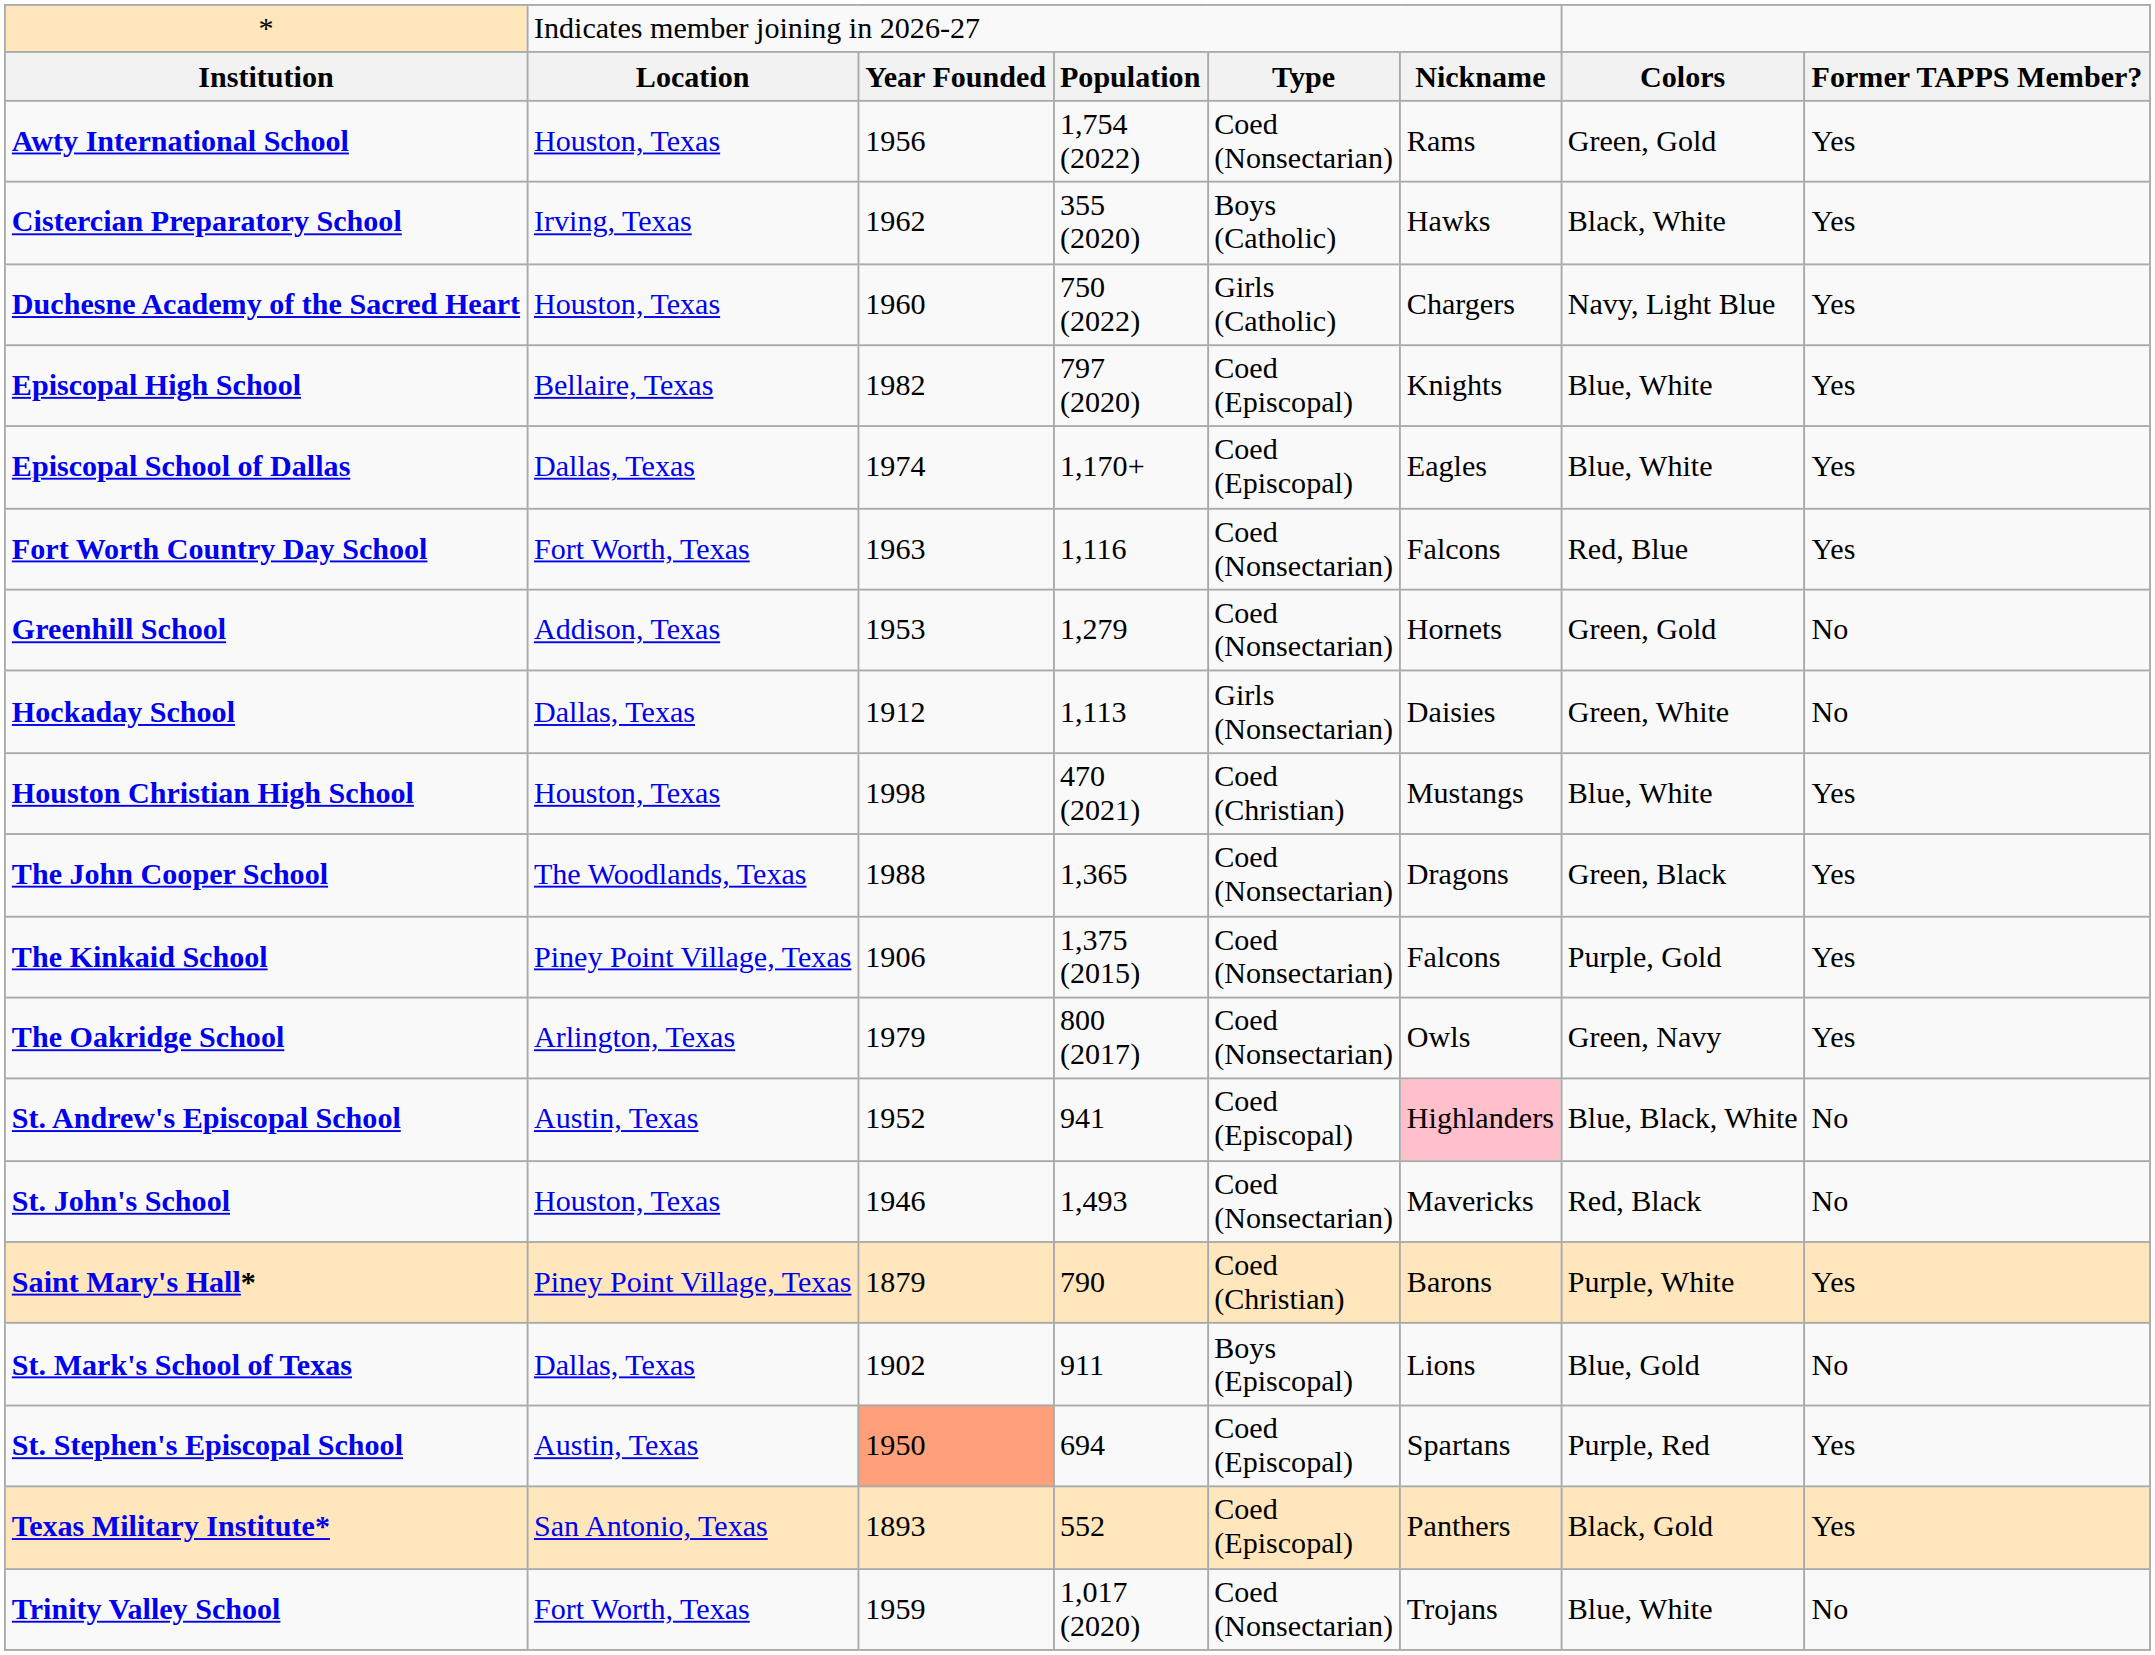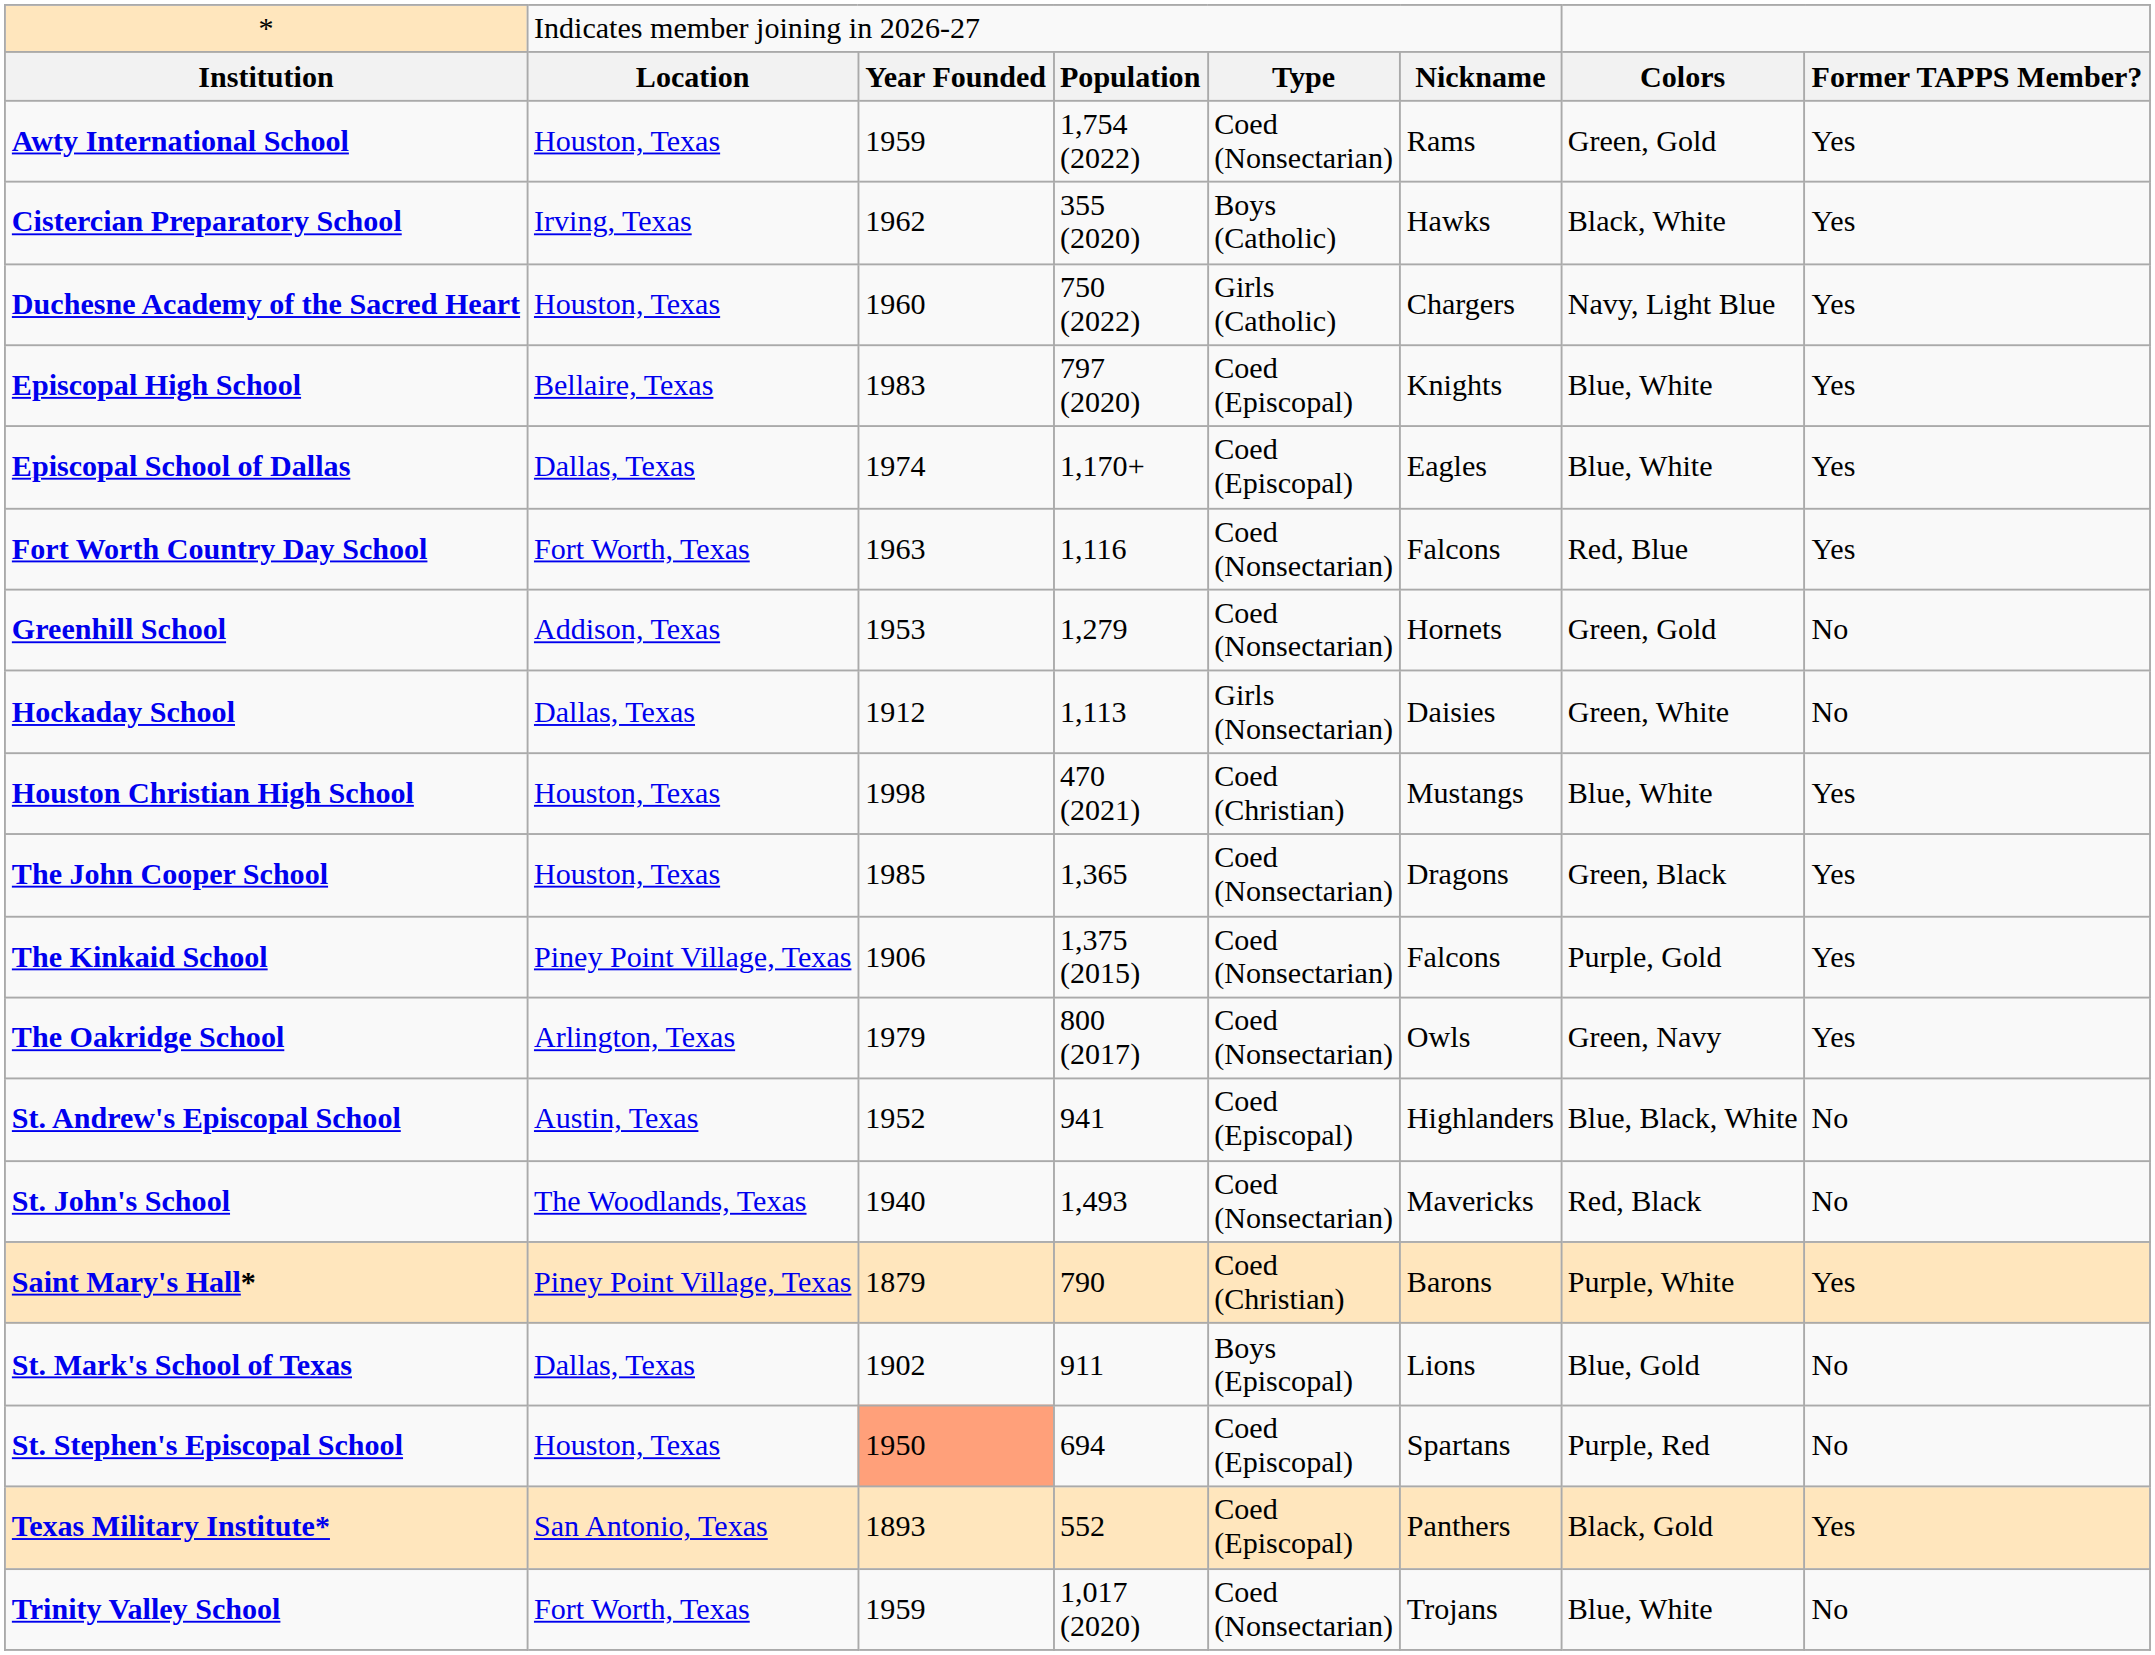(895, 140) 1956 -> (895, 140) 1959
(895, 385) 1982 -> (895, 385) 1983
(670, 874) The Woodlands, Texas -> (627, 874) Houston, Texas
(895, 874) 1988 -> (895, 874) 1985
(1480, 1119) pink background -> (1480, 1119) no background
(627, 1200) Houston, Texas -> (670, 1200) The Woodlands, Texas
(895, 1200) 1946 -> (895, 1200) 1940
(616, 1445) Austin, Texas -> (627, 1445) Houston, Texas
(1833, 1445) Yes -> (1830, 1445) No
